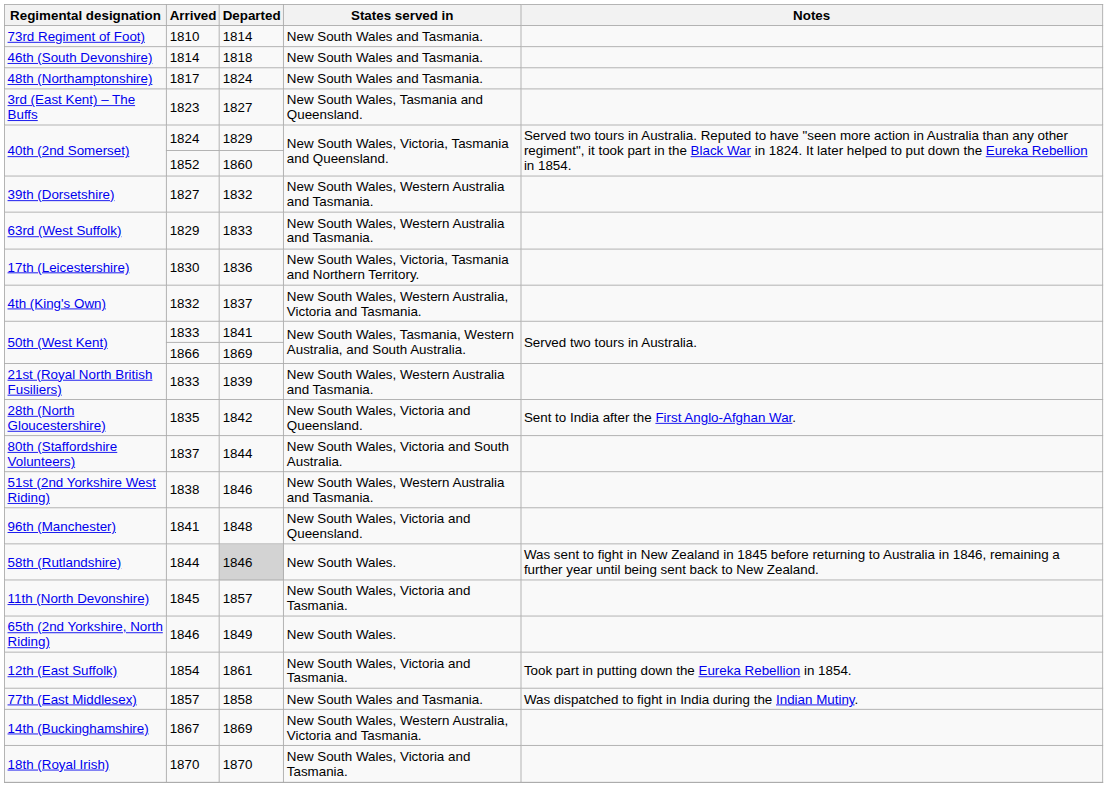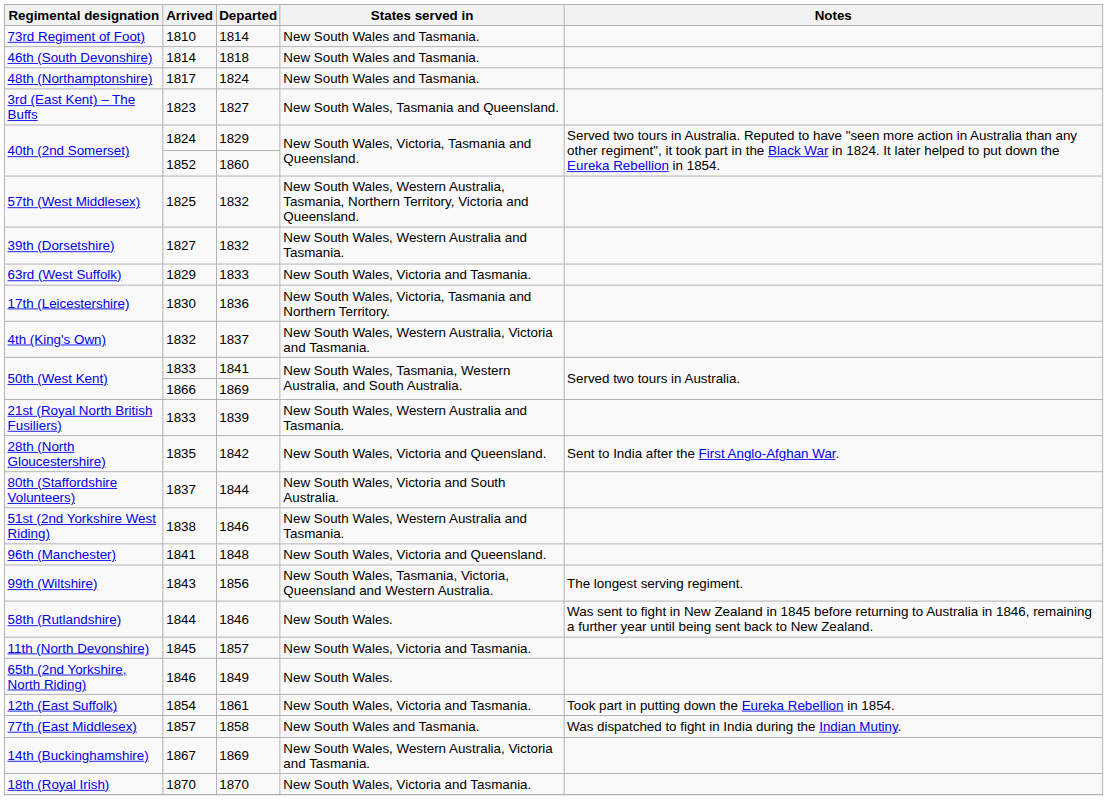+ row: (74, 202)
(396, 231) New South Wales, Western Australia and Tasmania. -> (407, 274) New South Wales, Victoria and Tasmania.
+ row: (52, 583)
(238, 562) lightgrey background -> (234, 620) no background
